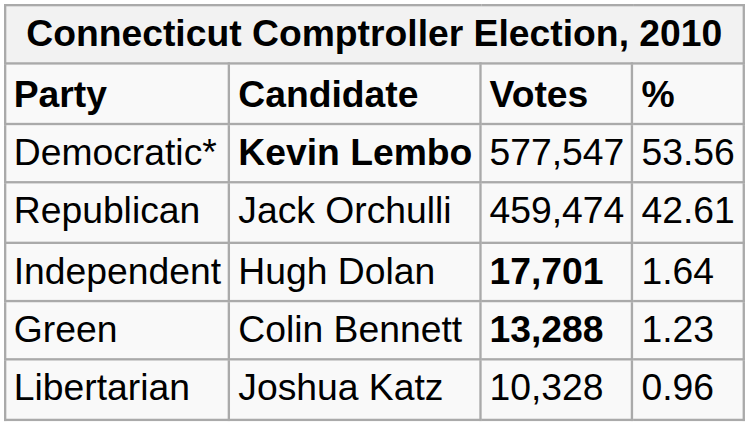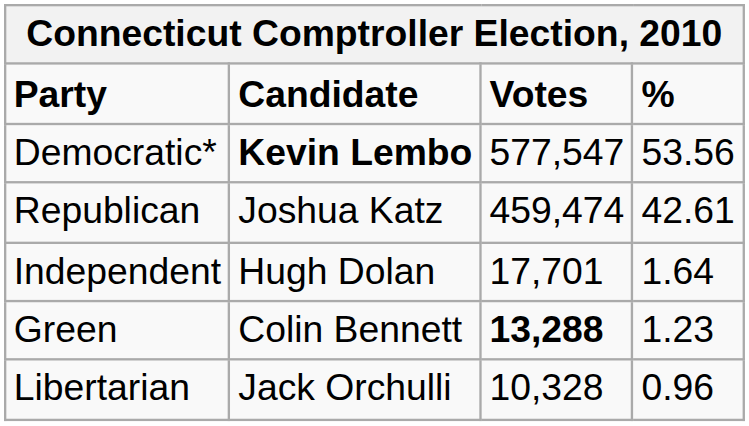(345, 211) Jack Orchulli -> (341, 211) Joshua Katz
(547, 270) bold -> (547, 270) normal
(341, 388) Joshua Katz -> (345, 388) Jack Orchulli
